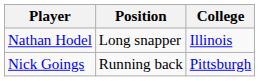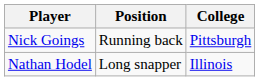rows swapped: (46, 64) <-> (50, 40)
